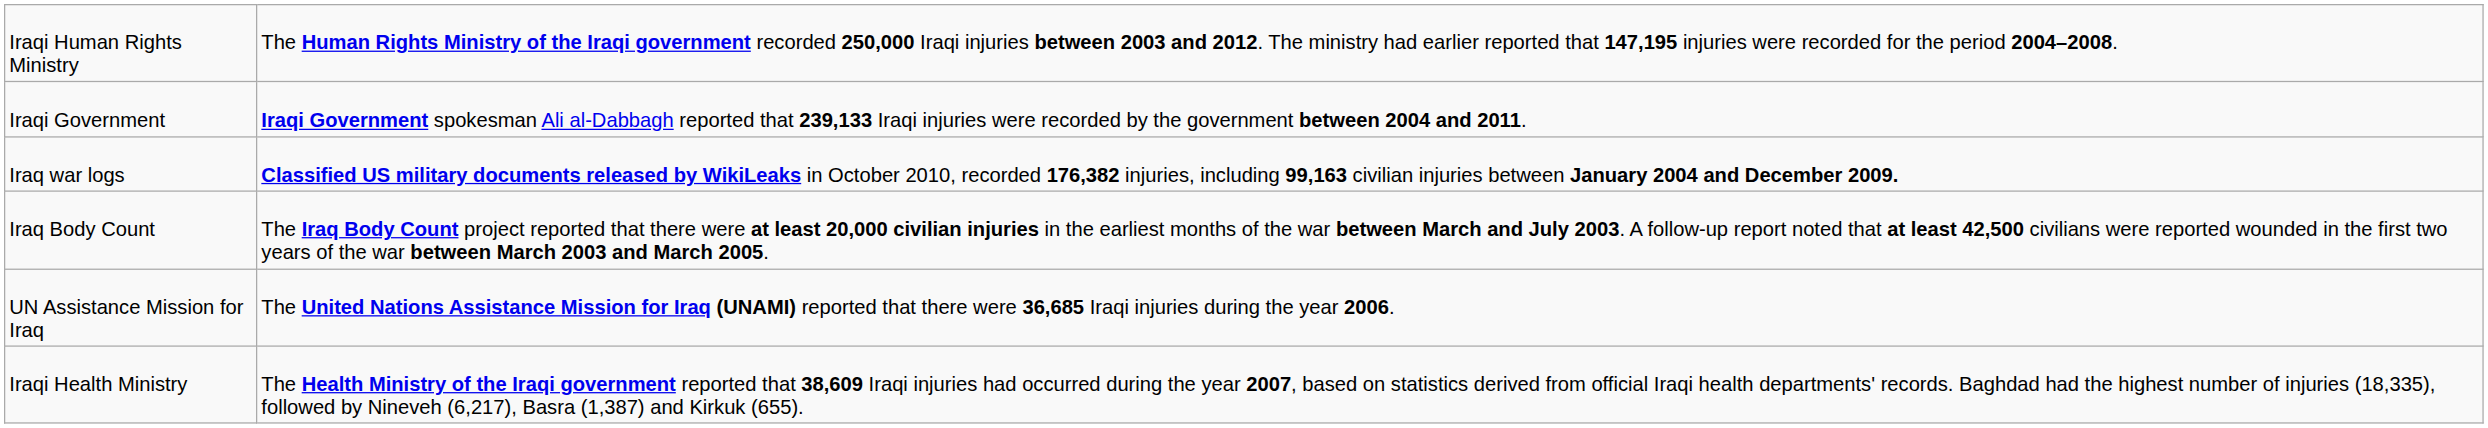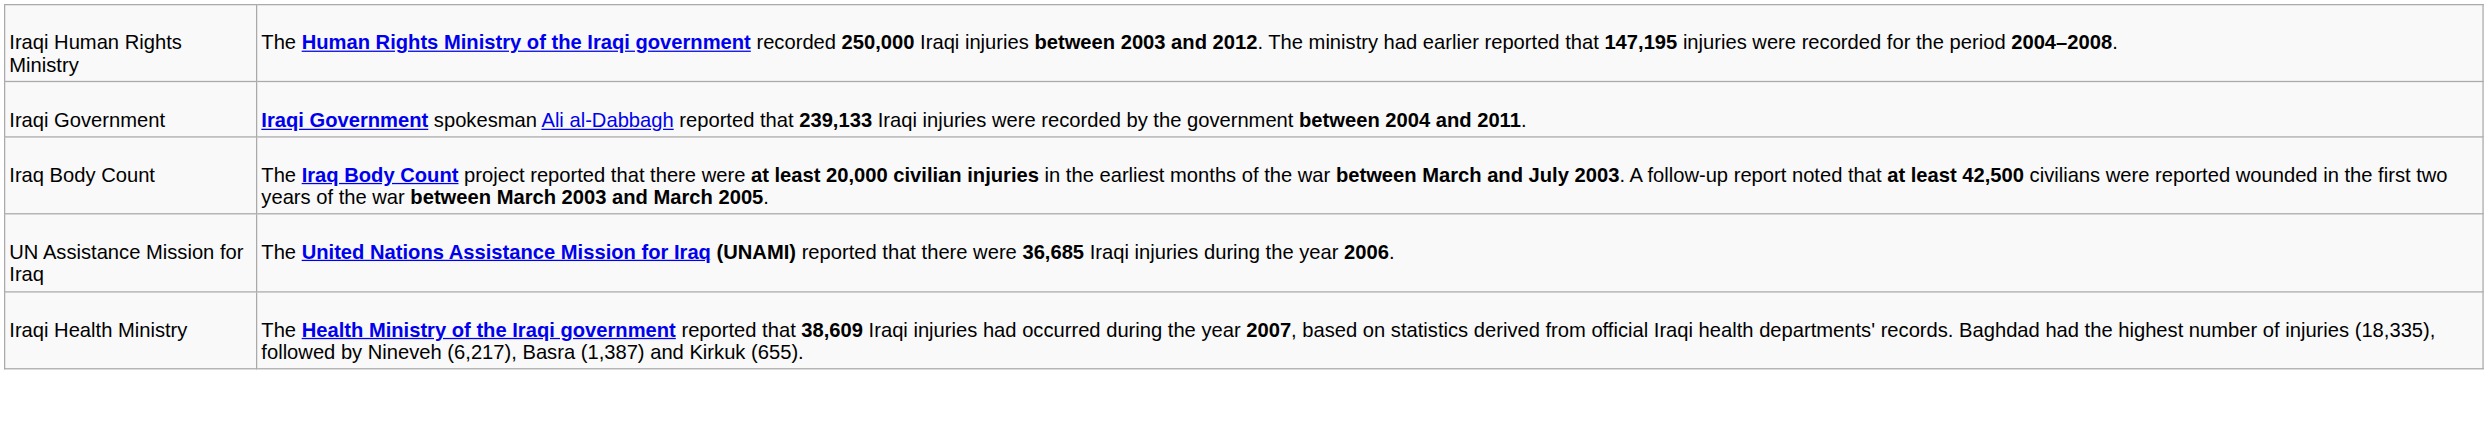- row: (67, 175)
